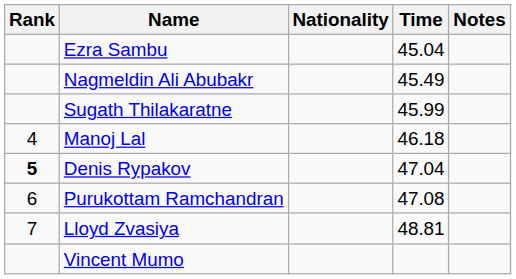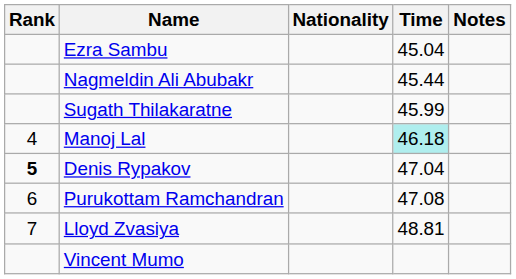(421, 79) 45.49 -> (421, 79) 45.44
(421, 139) no background -> (421, 139) paleturquoise background
